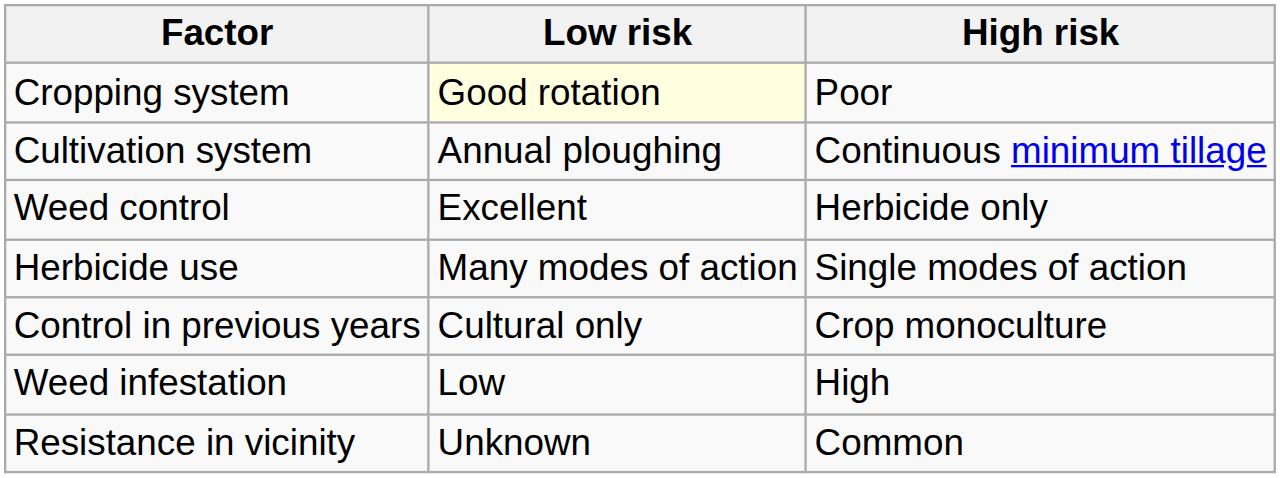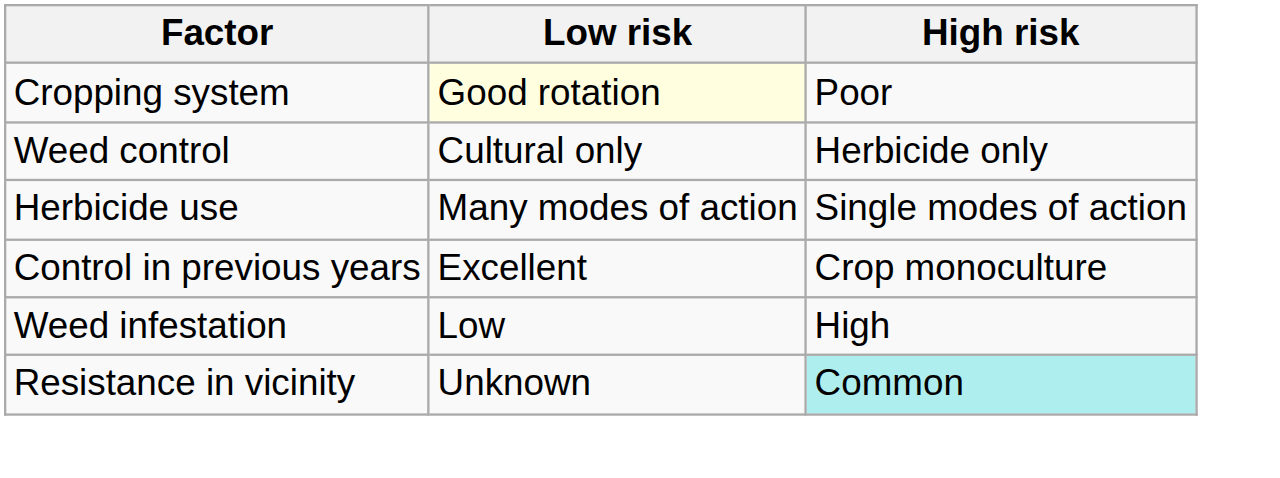- row: (163, 150)
(512, 208) Excellent -> (540, 150) Cultural only
(540, 325) Cultural only -> (512, 267) Excellent
(889, 442) no background -> (889, 383) paleturquoise background
